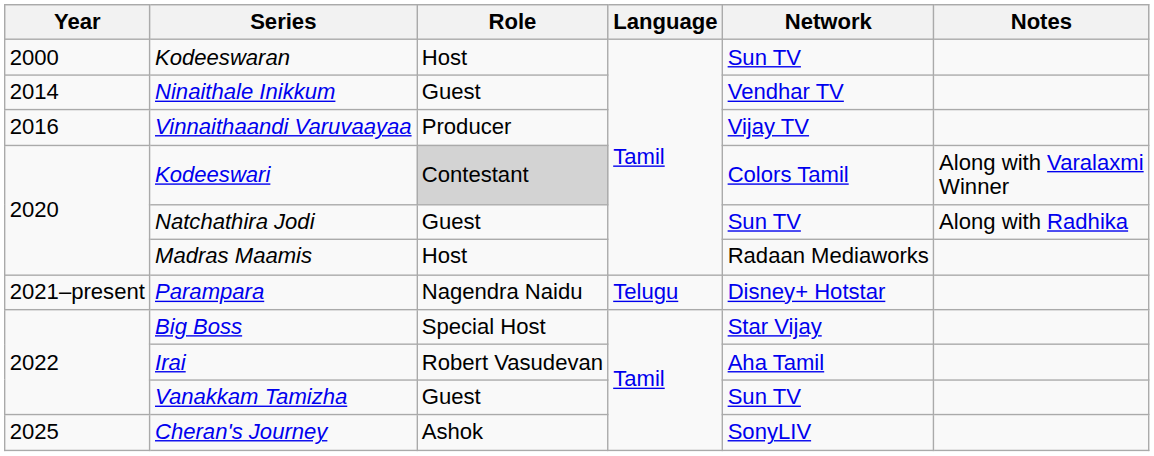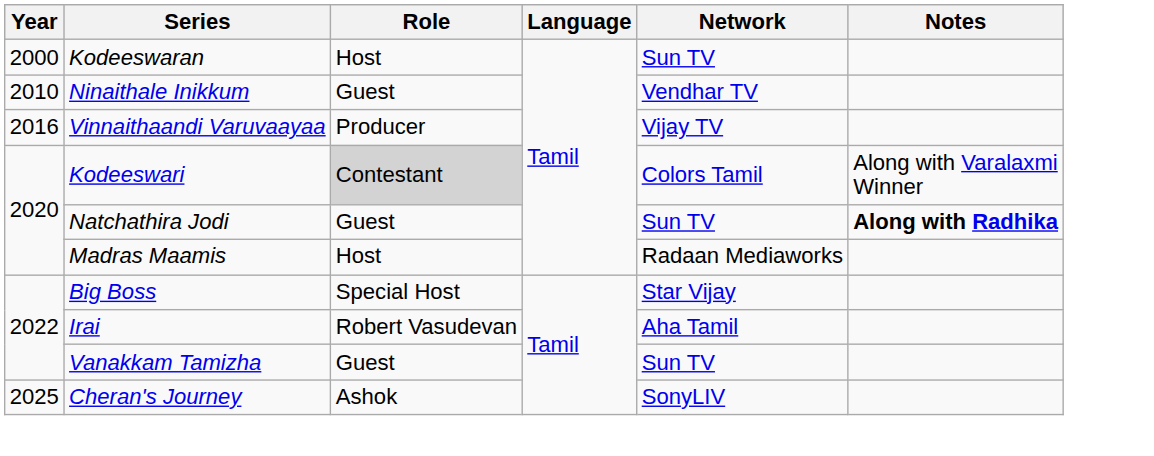(34, 92) 2014 -> (34, 92) 2010
(1034, 221) normal -> (956, 221) bold
- row: (210, 291)
